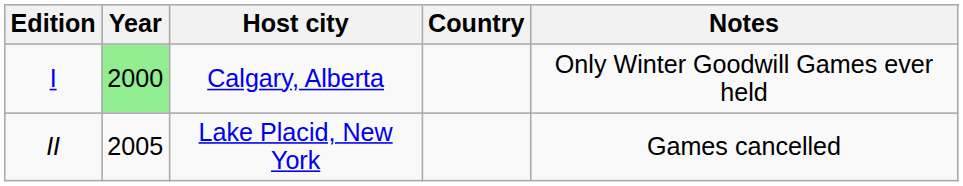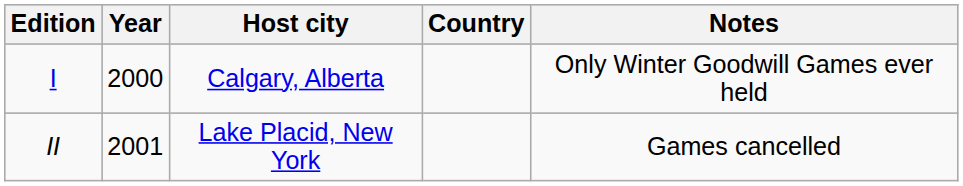(135, 78) lightgreen background -> (135, 78) no background
(135, 146) 2005 -> (135, 146) 2001
